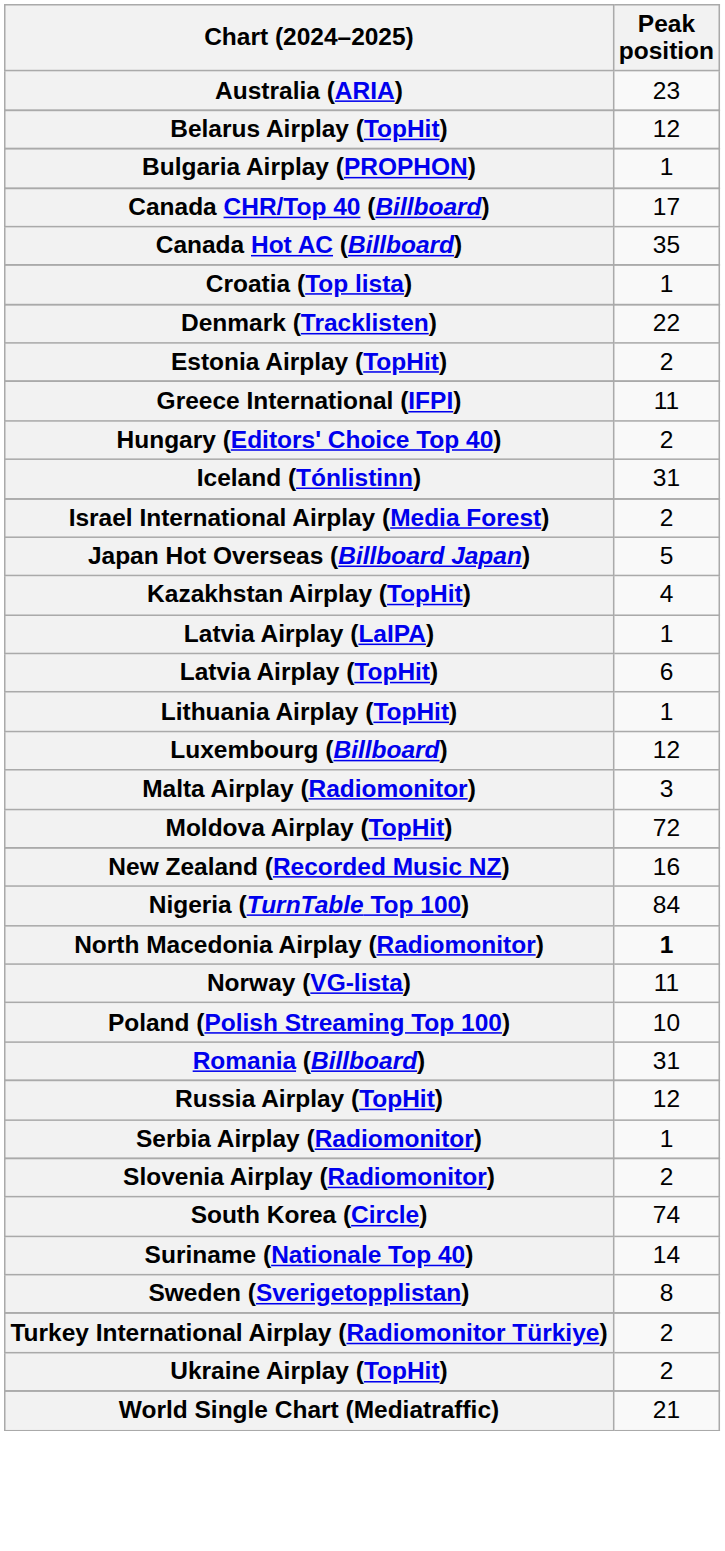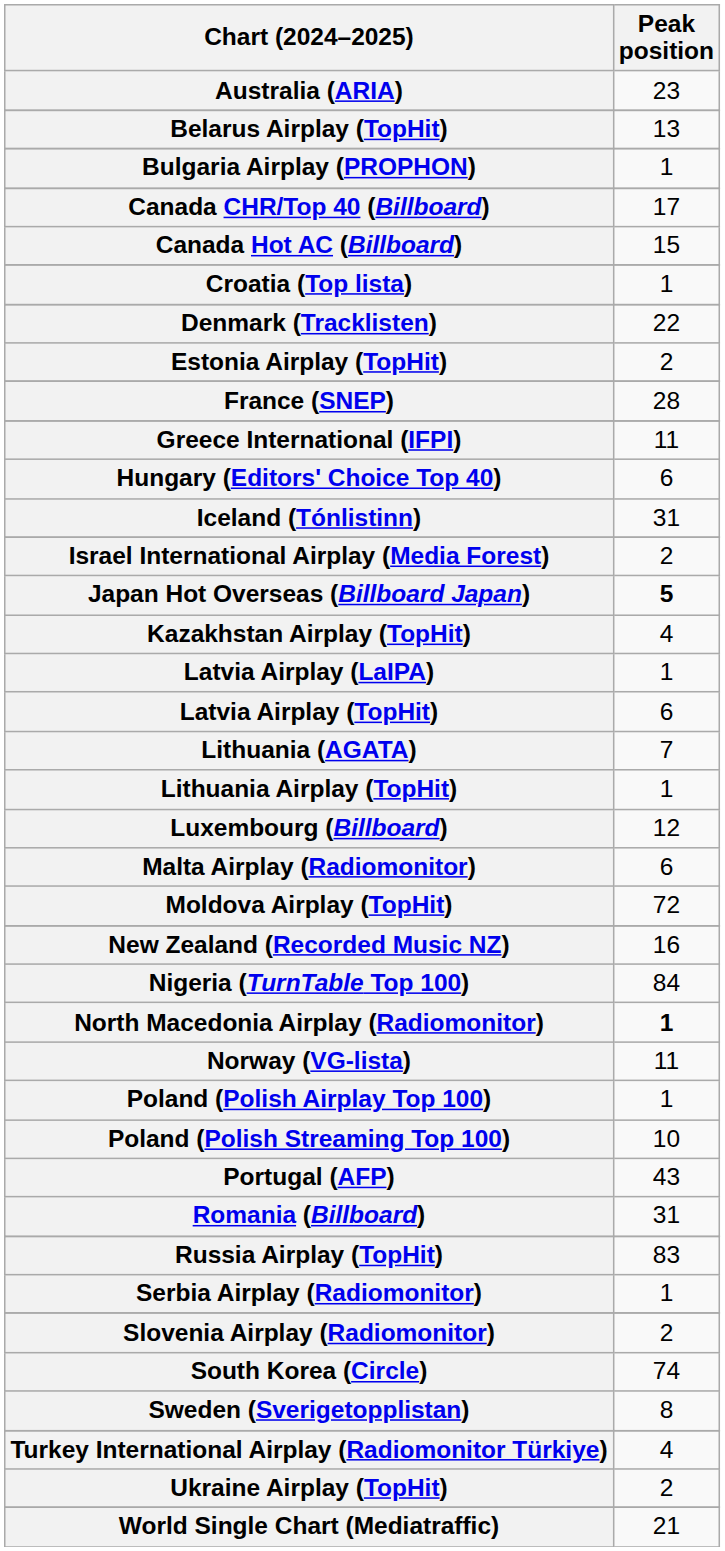(666, 129) 12 -> (666, 129) 13
(666, 245) 35 -> (666, 245) 15
+ row: (309, 400)
(666, 439) 2 -> (666, 478) 6
(666, 556) normal -> (666, 594) bold
+ row: (309, 750)
(666, 789) 3 -> (666, 866) 6
+ row: (309, 1099)
+ row: (309, 1177)
(666, 1099) 12 -> (666, 1254) 83
- row: (309, 1254)
(666, 1332) 2 -> (666, 1449) 4
